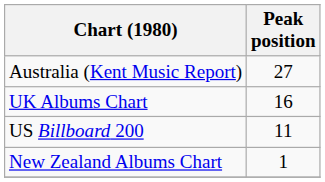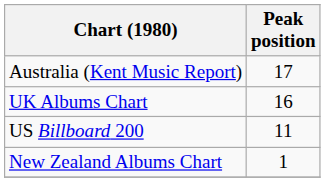(283, 71) 27 -> (283, 71) 17
